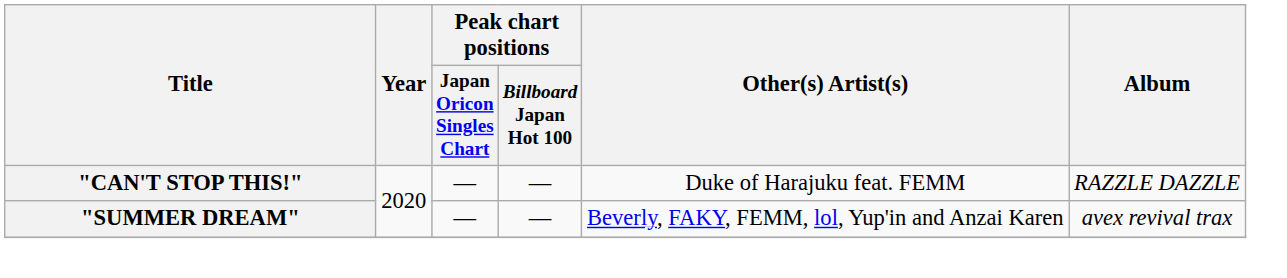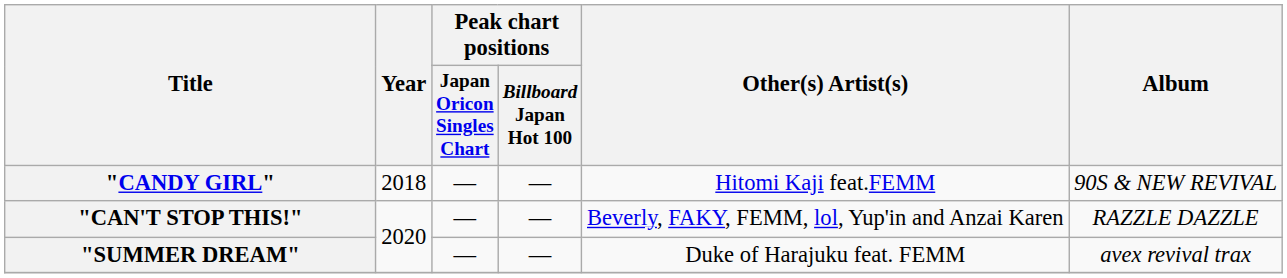+ row: (190, 182)
(825, 182) Duke of Harajuku feat. FEMM -> (825, 218) Beverly, FAKY, FEMM, lol, Yup'in and Anzai Karen
(825, 218) Beverly, FAKY, FEMM, lol, Yup'in and Anzai Karen -> (825, 254) Duke of Harajuku feat. FEMM
